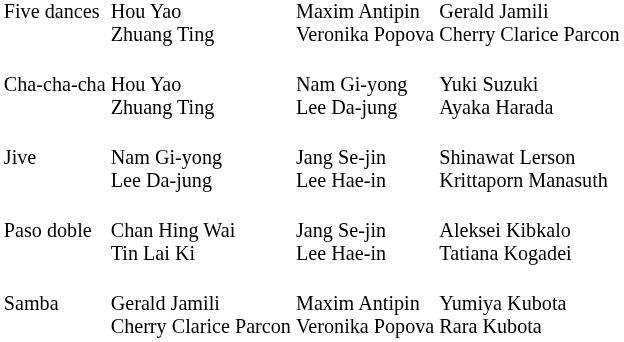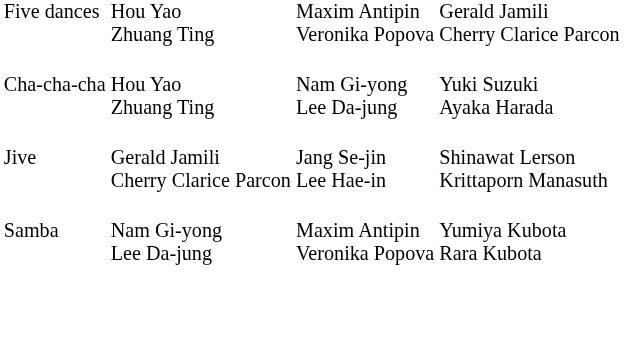(166, 169) Nam Gi-yong Lee Da-jung -> (201, 169) Gerald Jamili Cherry Clarice Parcon
- row: (48, 230)
(201, 315) Gerald Jamili Cherry Clarice Parcon -> (166, 242) Nam Gi-yong Lee Da-jung
